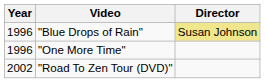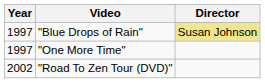(20, 31) 1996 -> (20, 31) 1997
(20, 50) 1996 -> (20, 50) 1997
